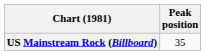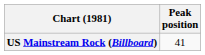(180, 42) 35 -> (180, 42) 41
